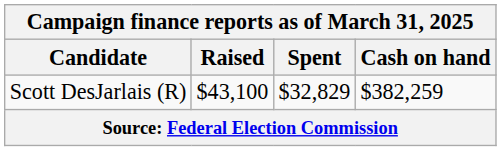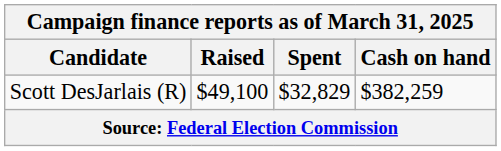(232, 92) $43,100 -> (232, 92) $49,100
